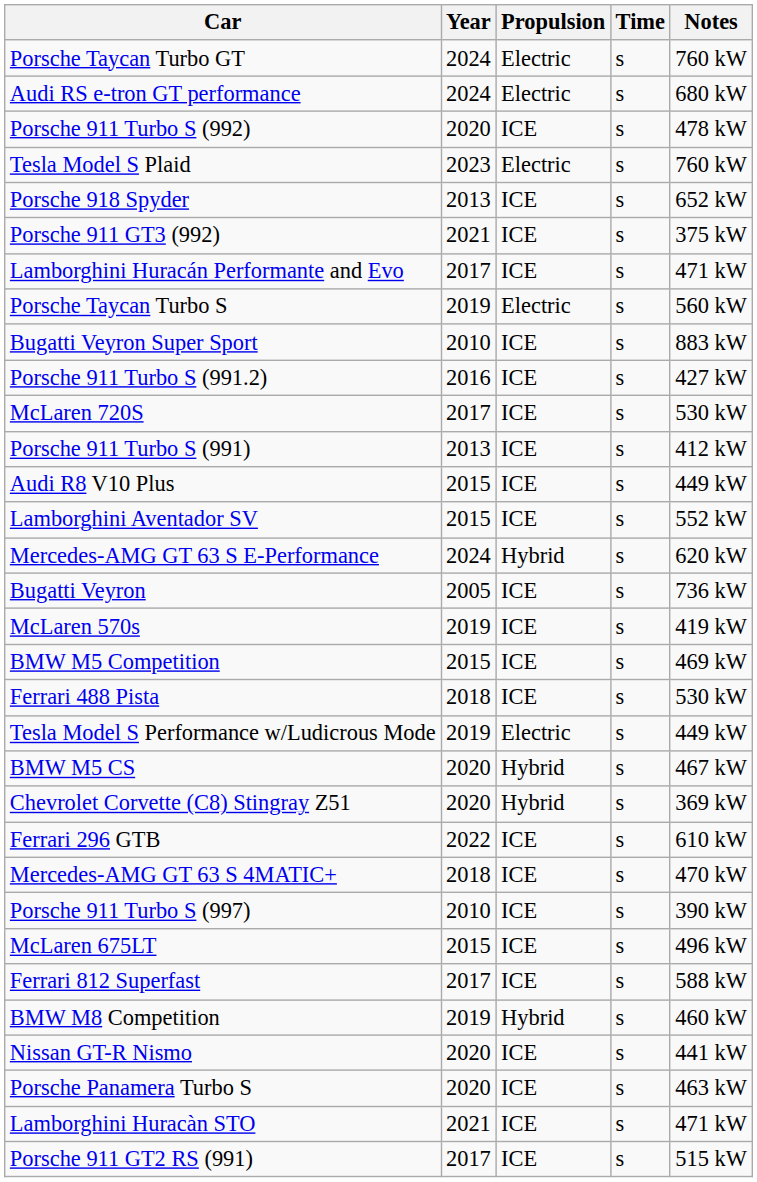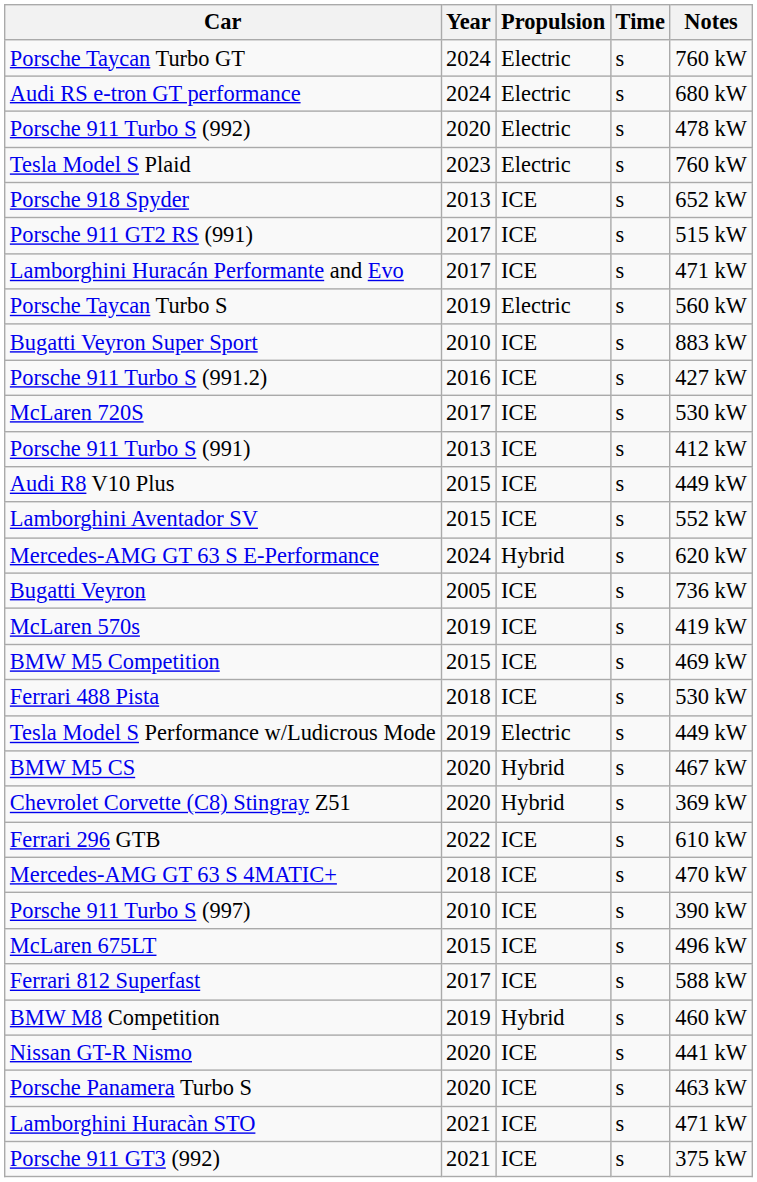(519, 128) ICE -> (536, 128) Electric
rows swapped: (131, 1159) <-> (115, 235)
